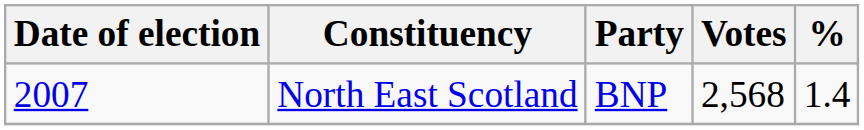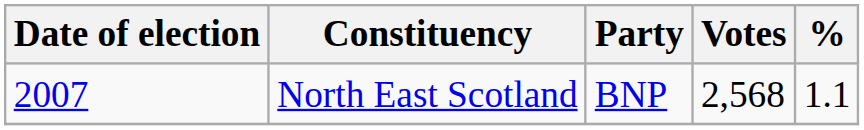(827, 93) 1.4 -> (827, 93) 1.1
